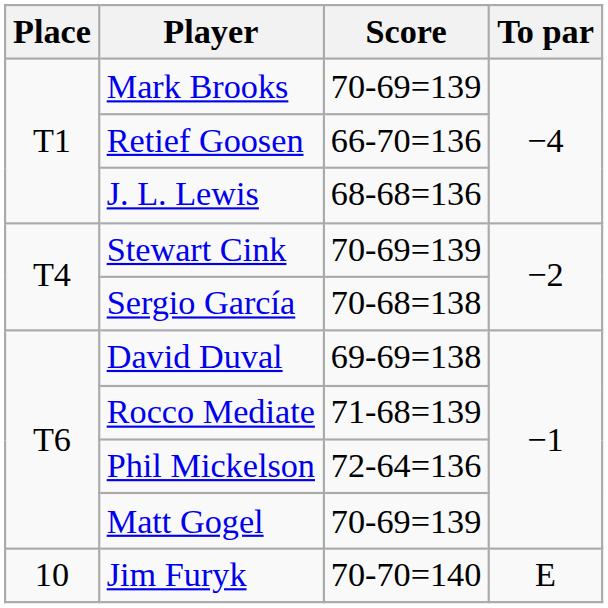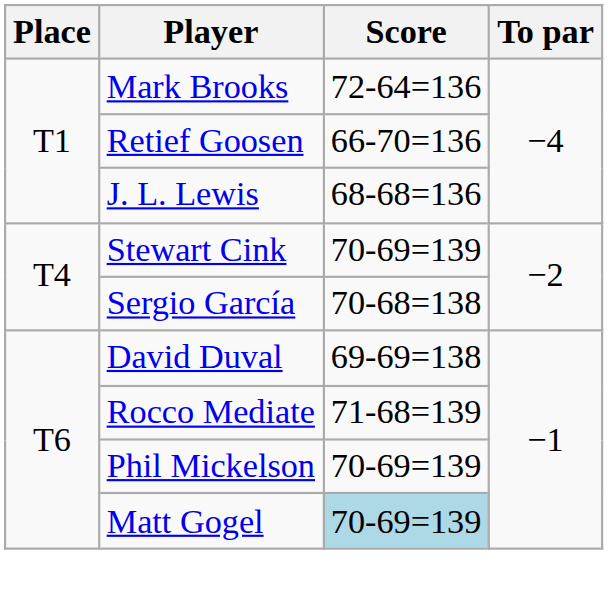(406, 85) 70-69=139 -> (406, 85) 72-64=136
(406, 466) 72-64=136 -> (406, 466) 70-69=139
(406, 520) no background -> (406, 520) lightblue background
- row: (177, 574)
